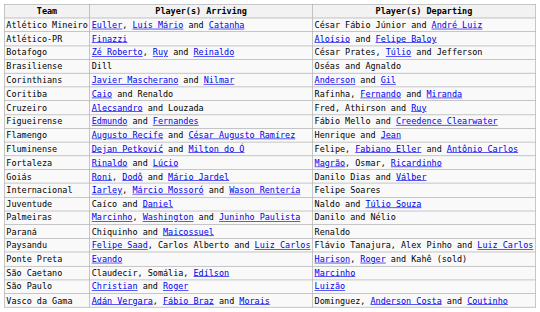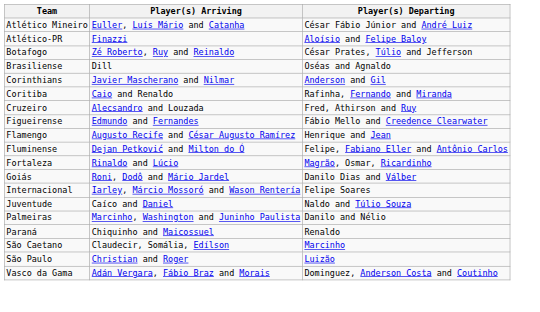- row: (27, 245)
- row: (34, 259)
